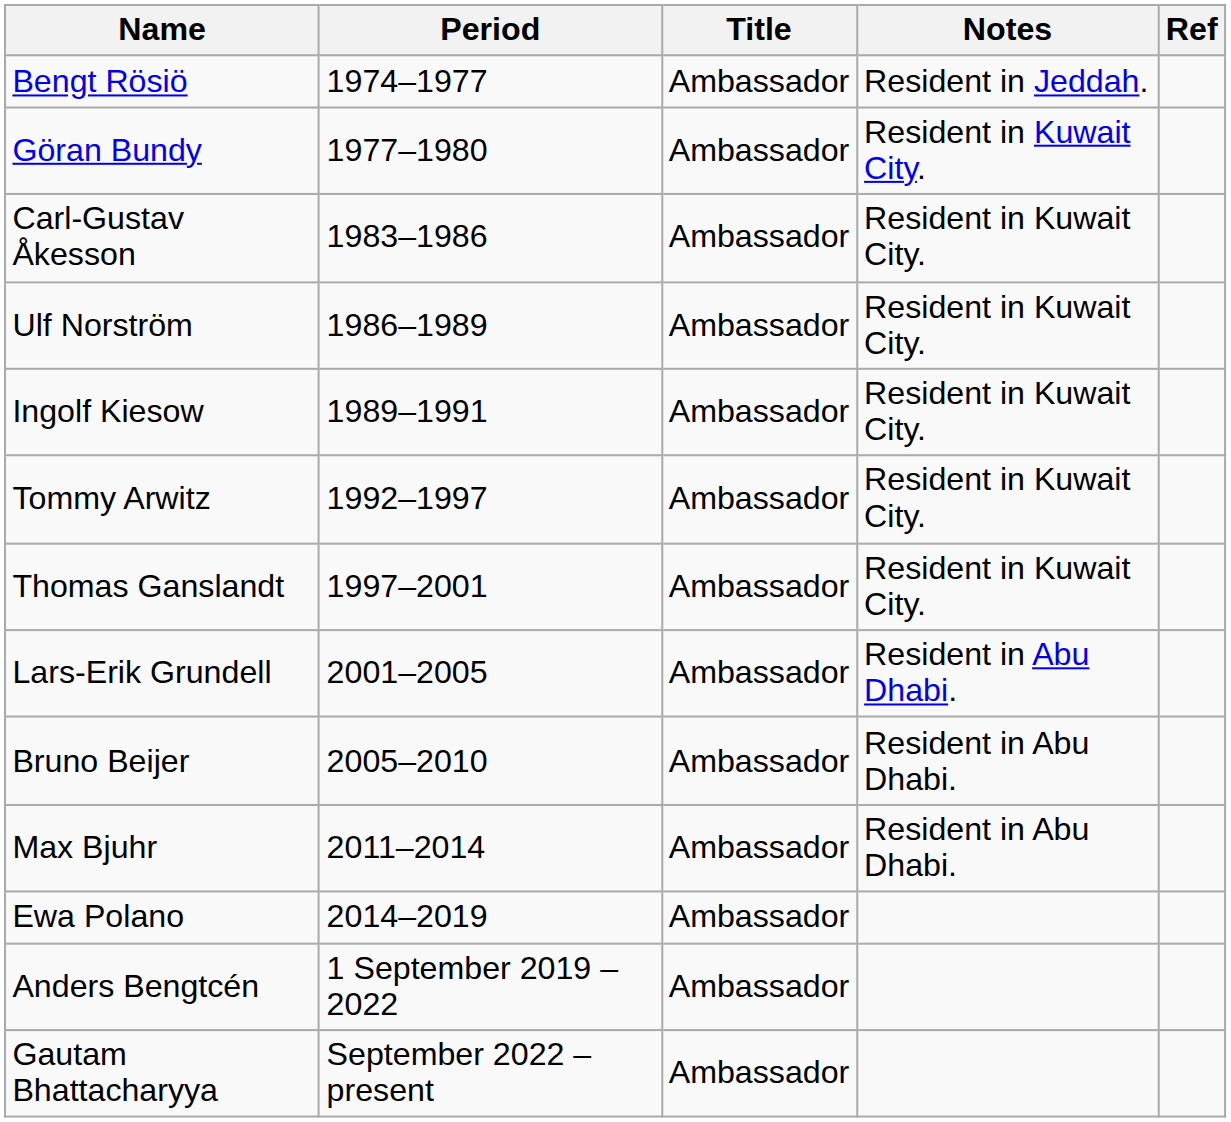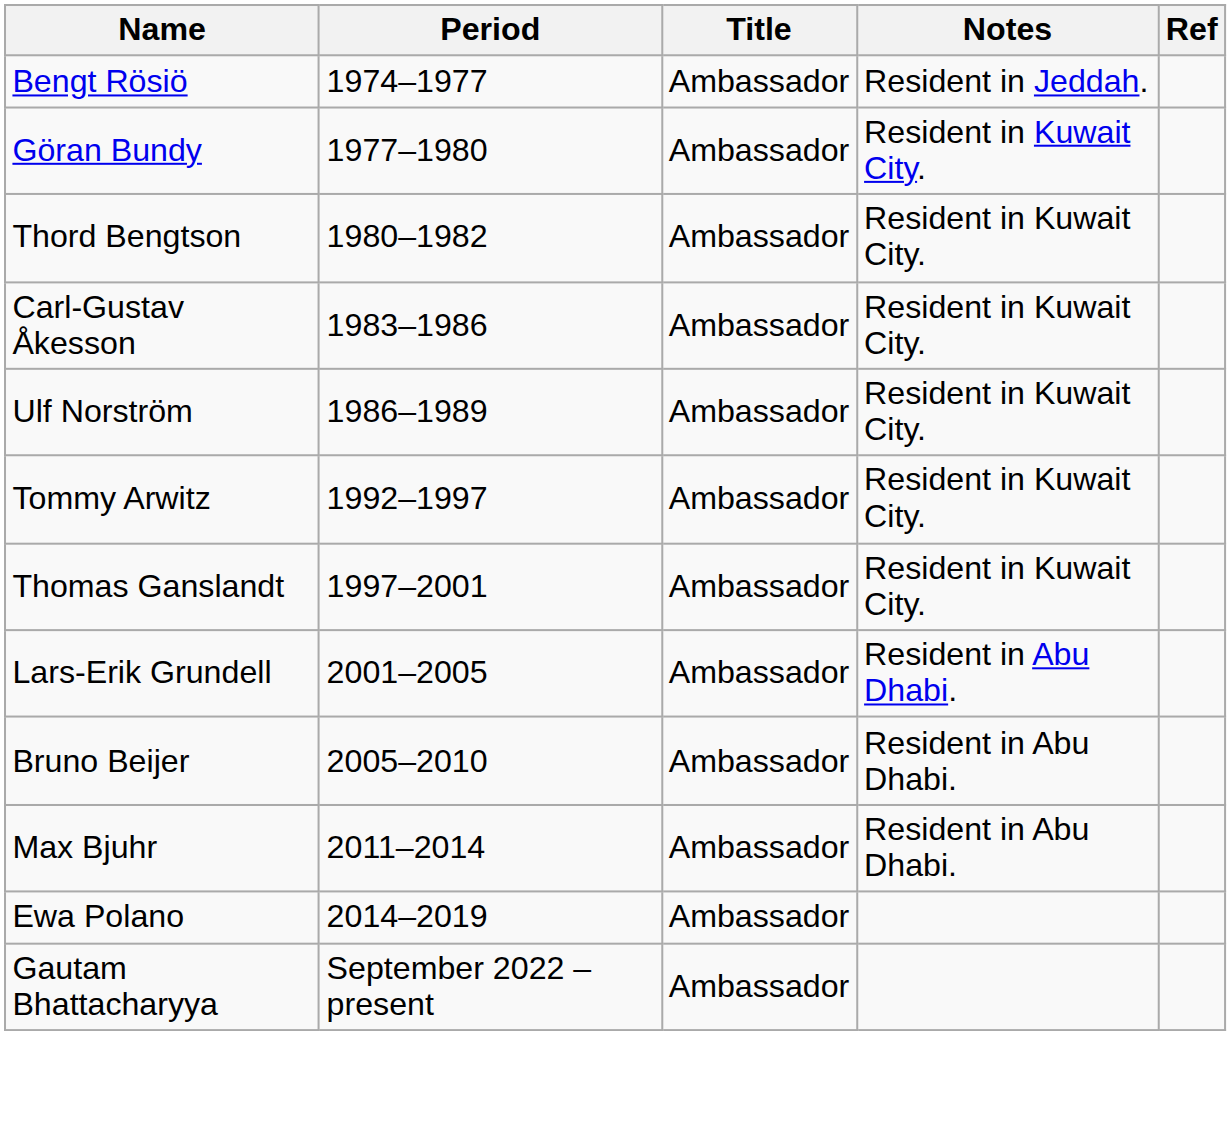+ row: (127, 237)
- row: (108, 411)
- row: (136, 985)
